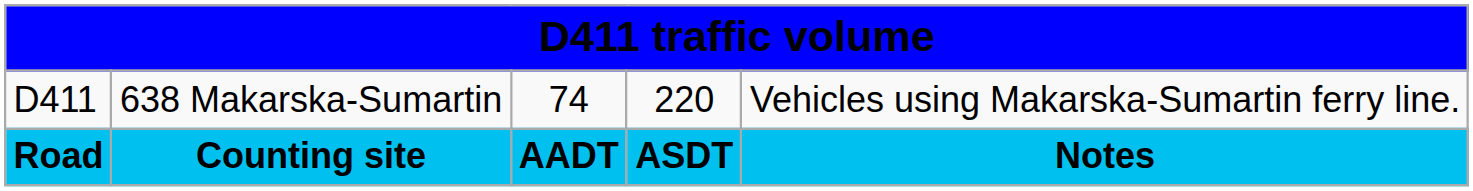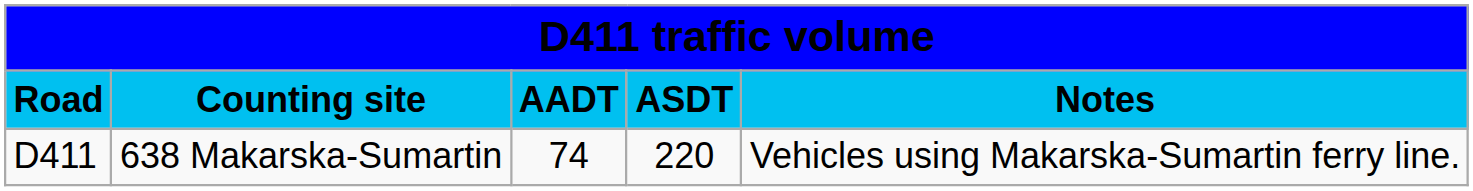rows swapped: (58, 156) <-> (55, 99)
